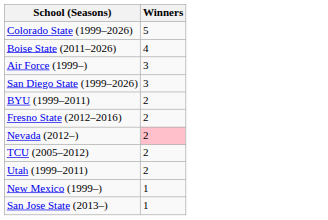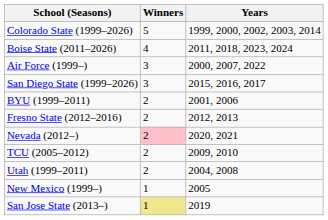+ column: (255, 13)
(146, 205) no background -> (146, 205) khaki background
